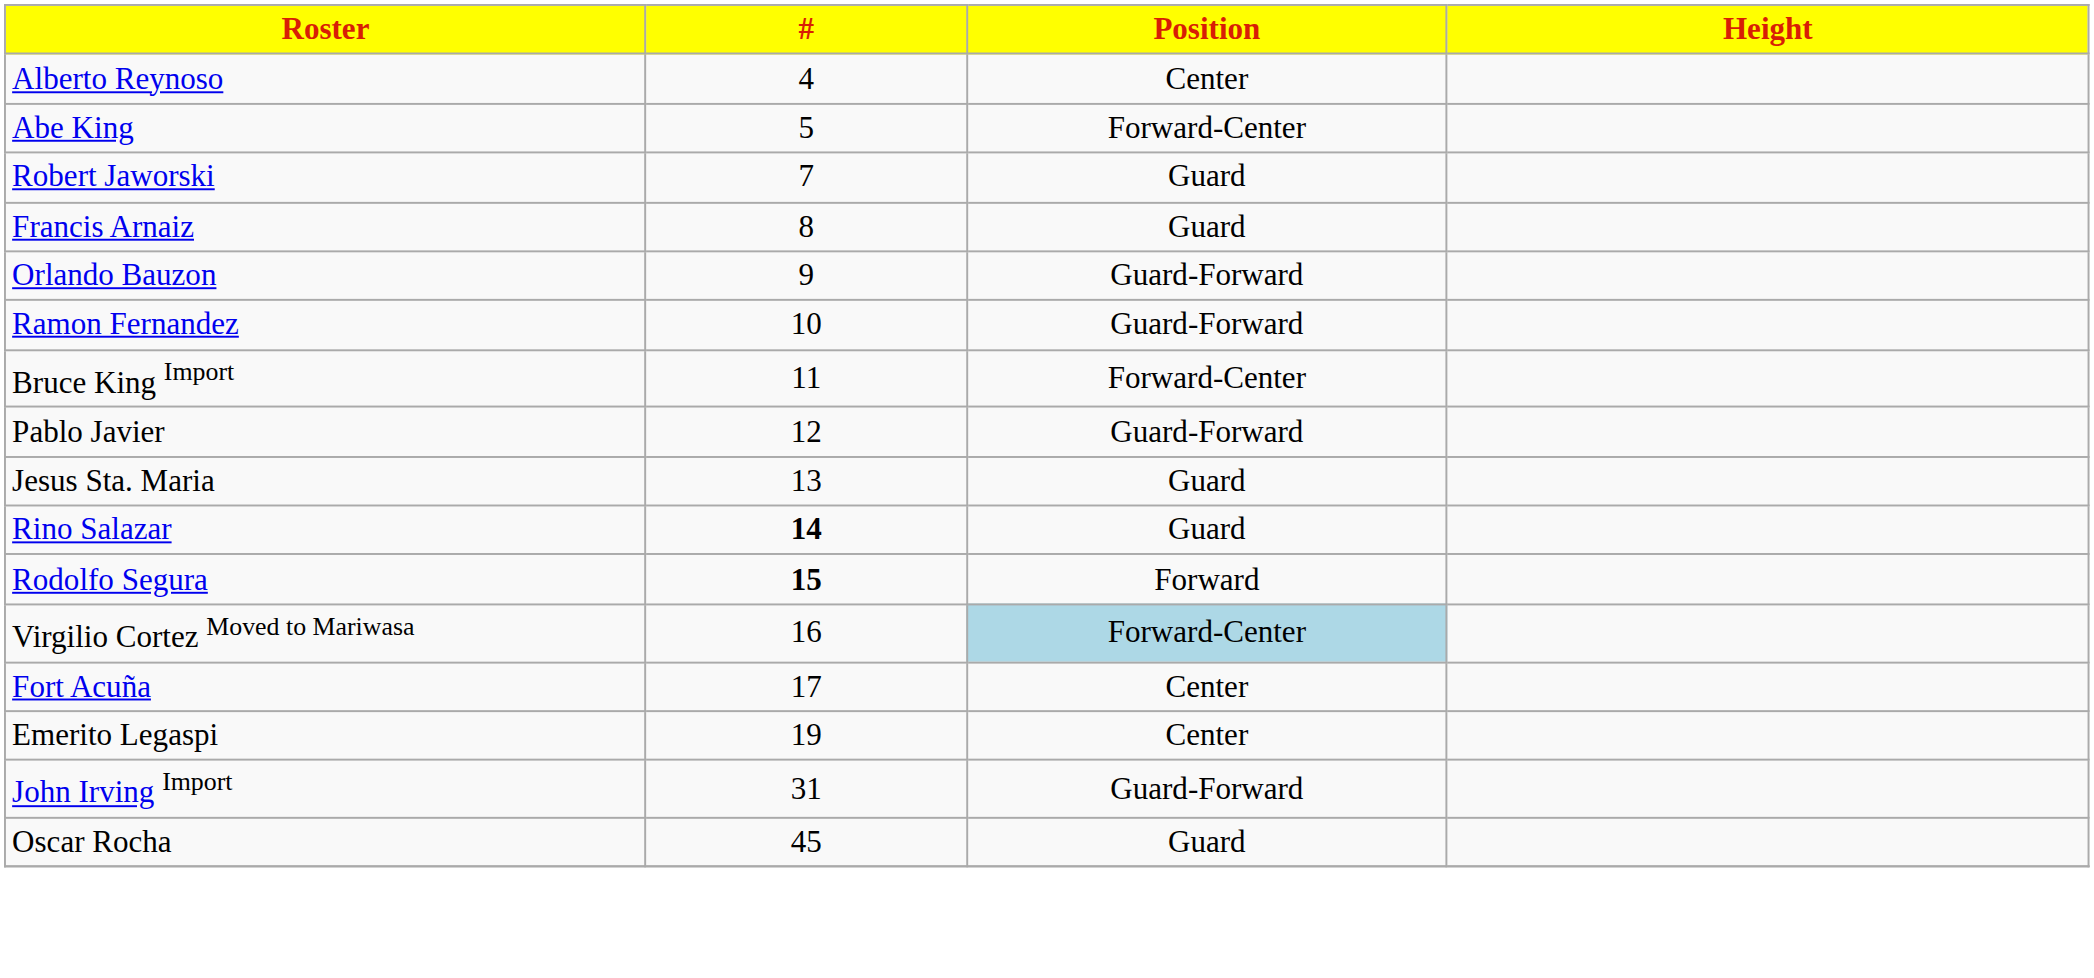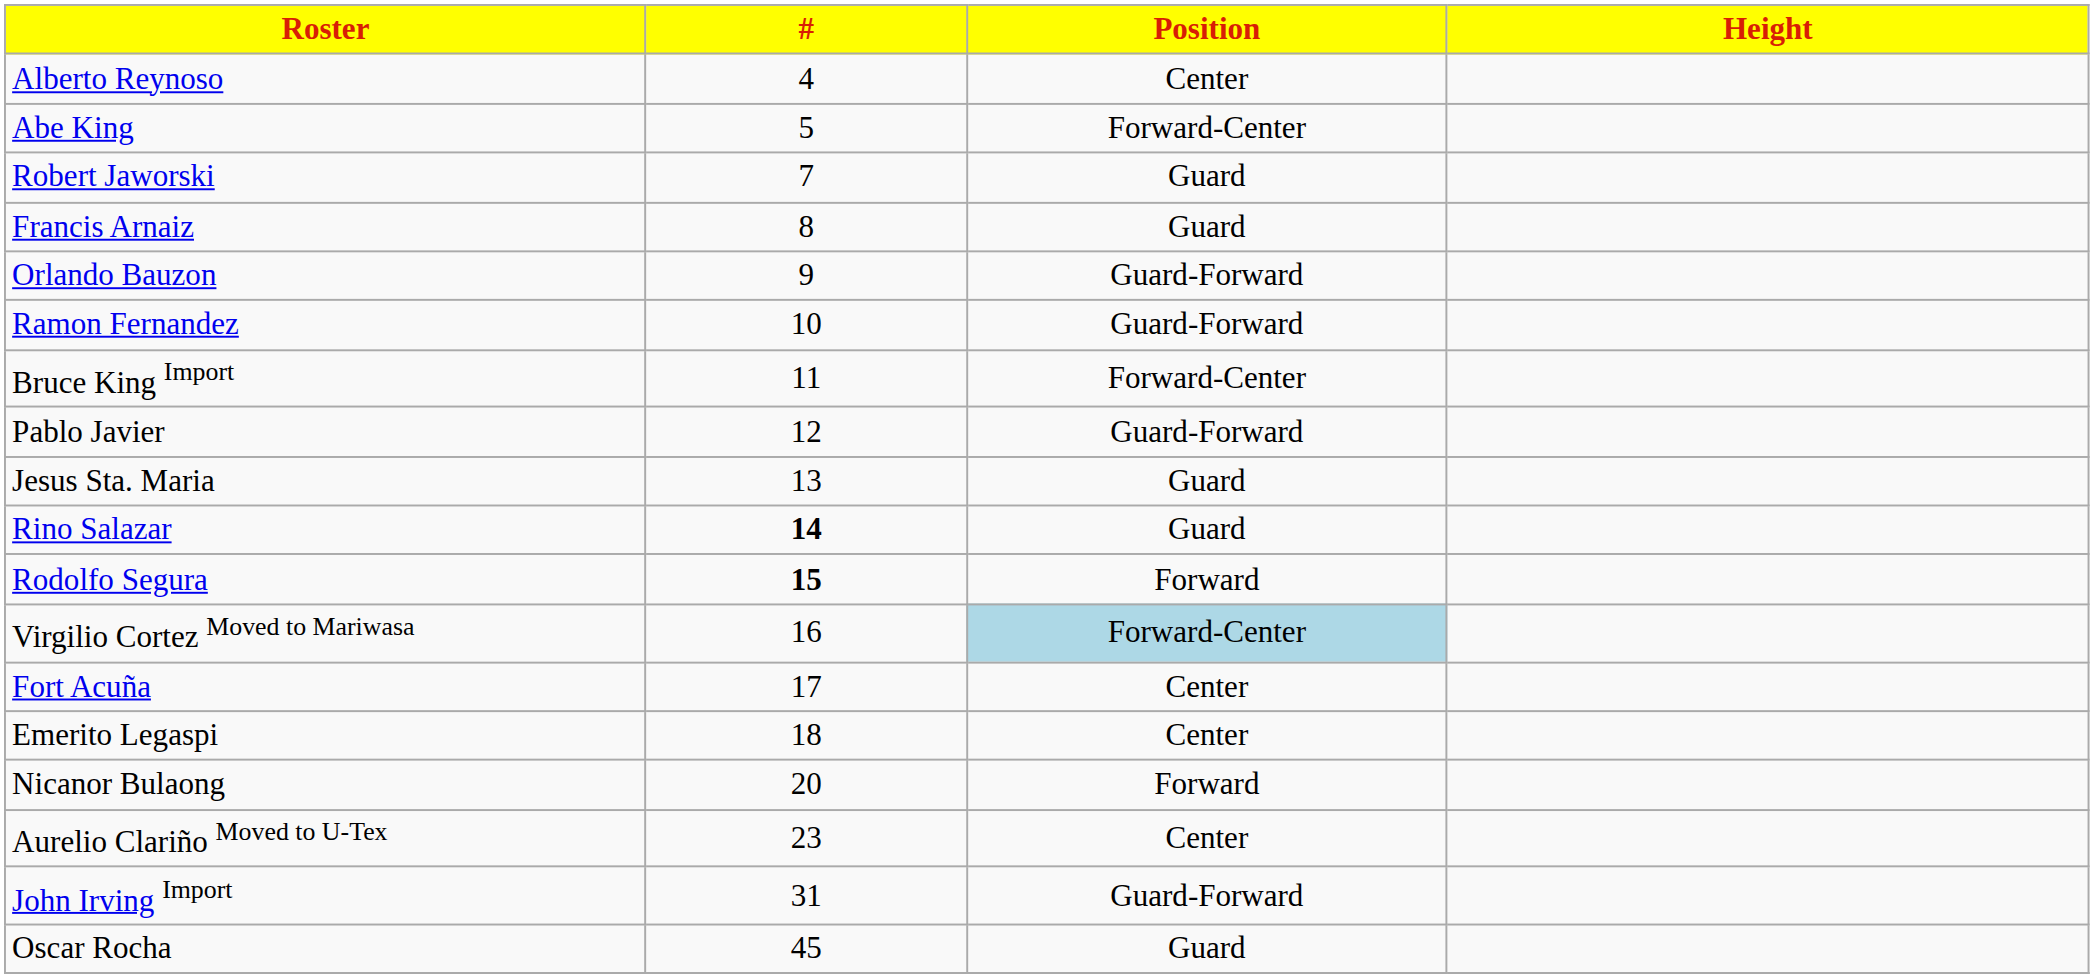(806, 735) 19 -> (806, 735) 18
+ row: (119, 784)
+ row: (200, 837)
